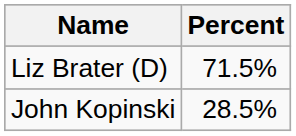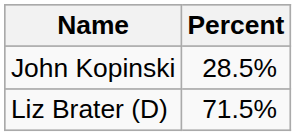rows swapped: (89, 67) <-> (93, 109)
